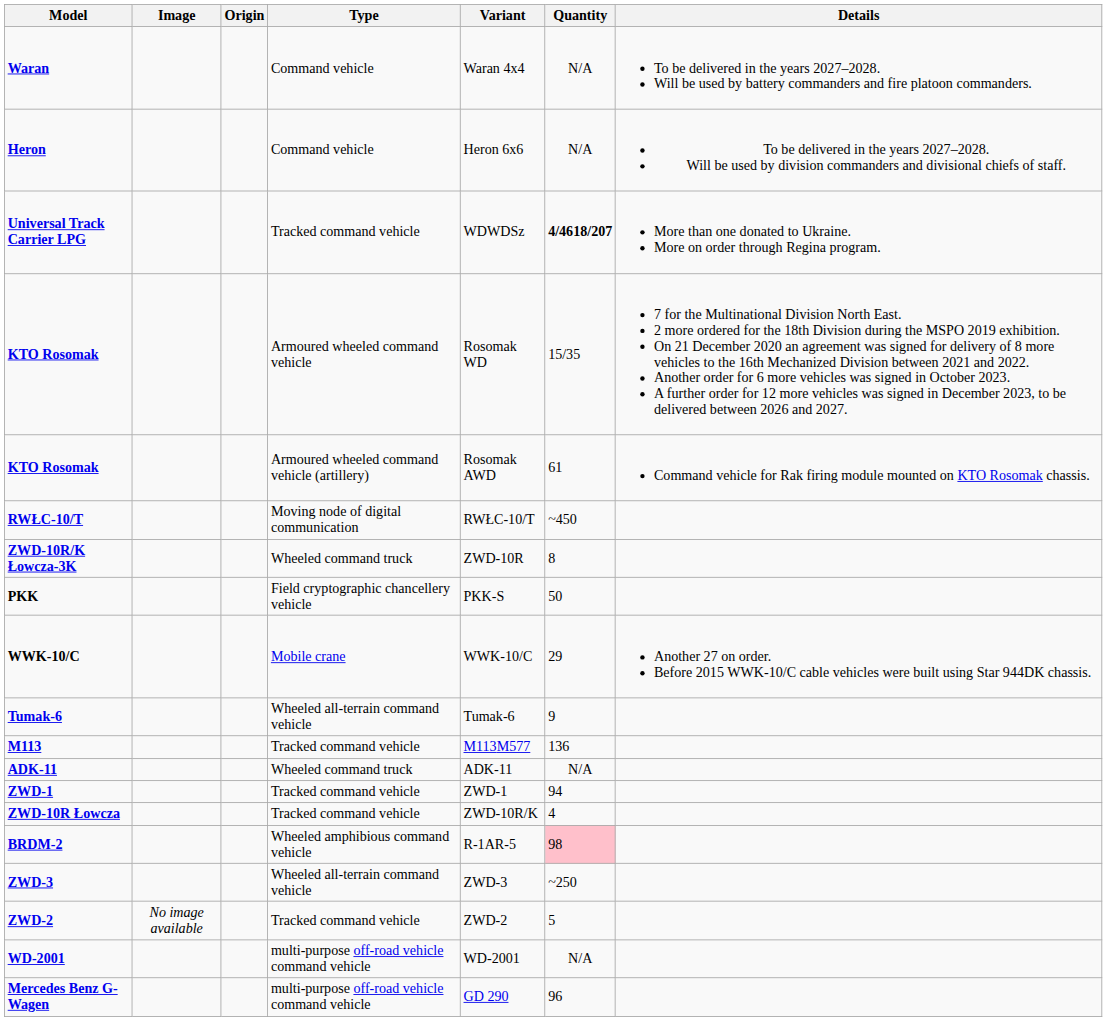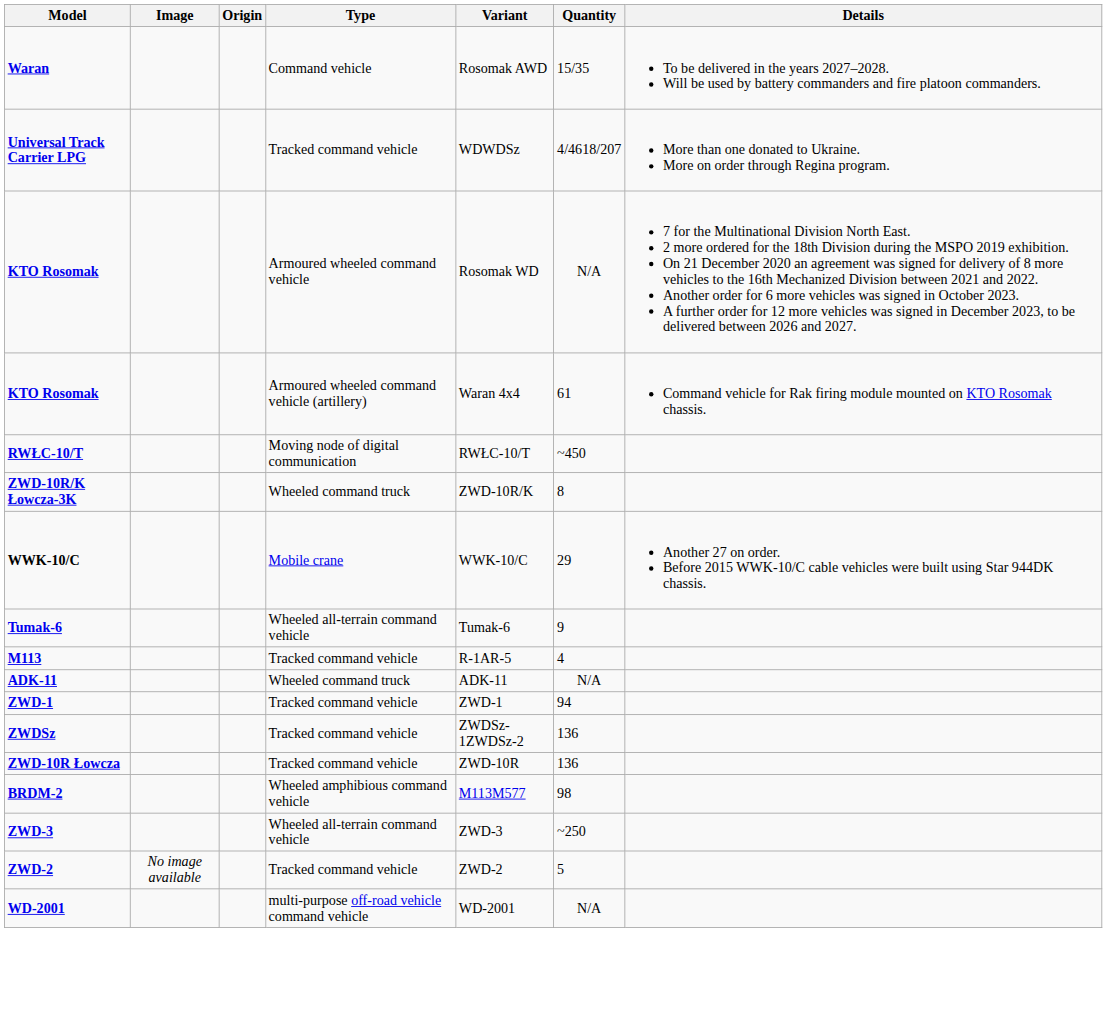(494, 67) Waran 4x4 -> (503, 67) Rosomak AWD
(580, 67) N/A -> (573, 67) 15/35
- row: (27, 150)
(580, 232) bold -> (589, 150) normal
(564, 354) 15/35 -> (589, 271) N/A
(490, 467) Rosomak AWD -> (489, 393) Waran 4x4
(494, 558) ZWD-10R -> (496, 491) ZWD-10R/K
- row: (23, 596)
(497, 747) M113M577 -> (485, 658) R-1AR-5
(559, 747) 136 -> (561, 658) 4
+ row: (32, 733)
(501, 814) ZWD-10R/K -> (489, 763) ZWD-10R
(552, 814) 4 -> (568, 763) 136
(490, 844) R-1AR-5 -> (492, 793) M113M577
(555, 844) pink background -> (564, 793) no background
- row: (63, 996)
